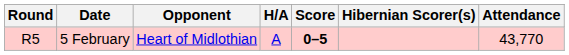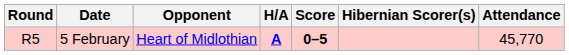(276, 38) normal -> (276, 38) bold
(521, 38) 43,770 -> (521, 38) 45,770
